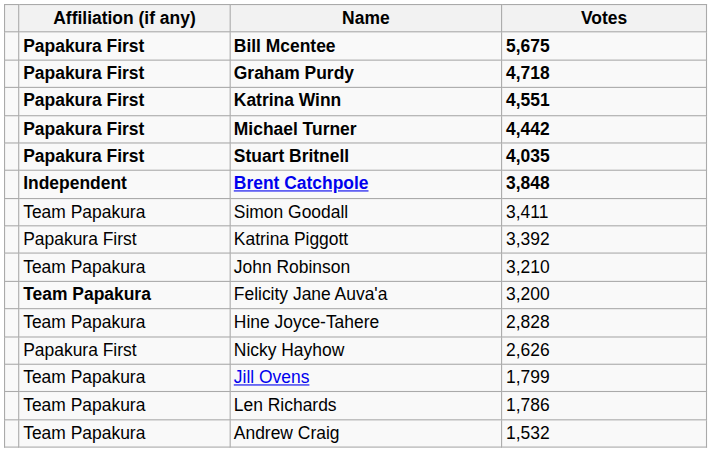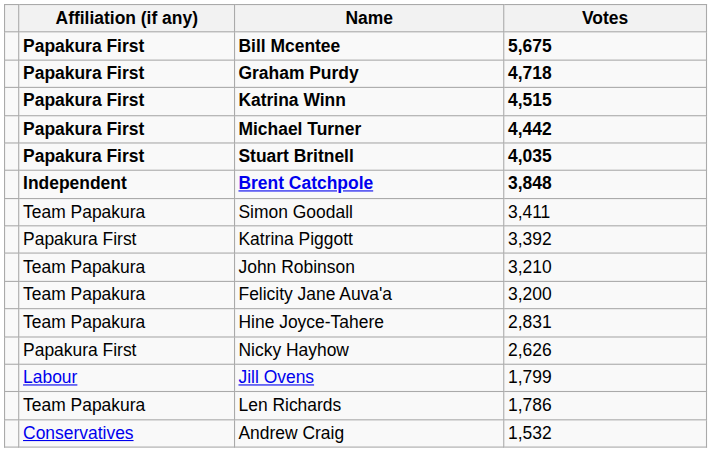(528, 101) 4,551 -> (530, 101) 4,515
(87, 294) bold -> (84, 294) normal
(528, 322) 2,828 -> (530, 322) 2,831
(84, 377) Team Papakura -> (50, 377) Labour
(84, 433) Team Papakura -> (78, 433) Conservatives
